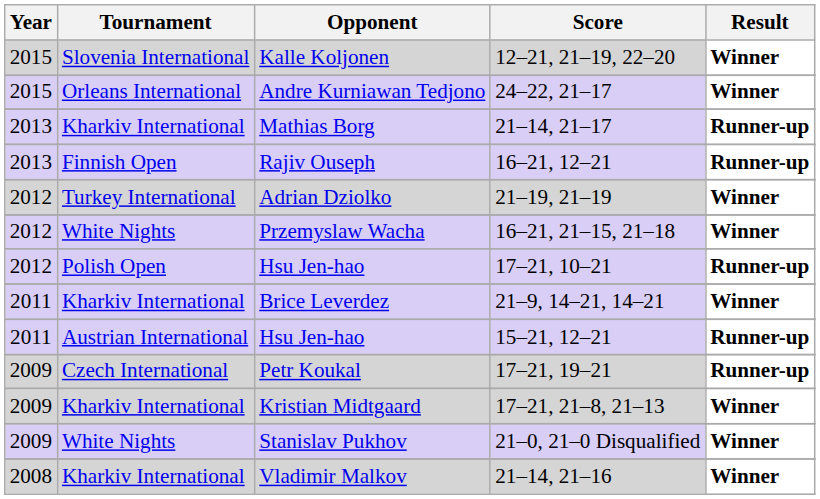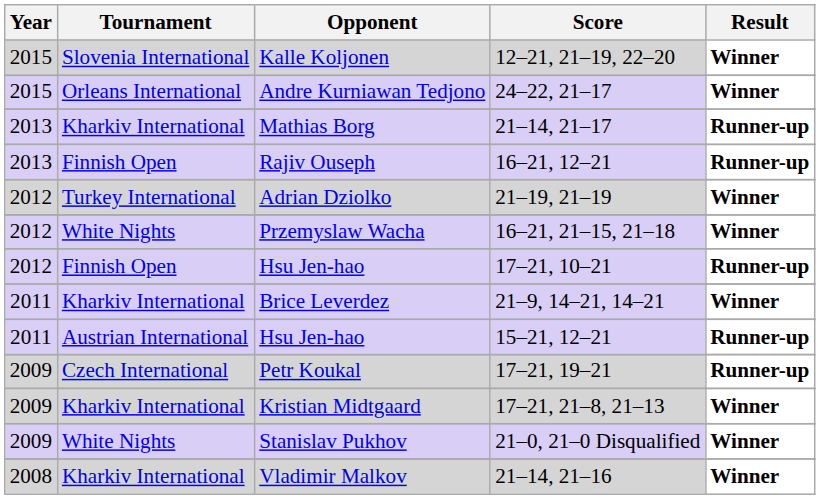(114, 266) Polish Open -> (119, 266) Finnish Open
